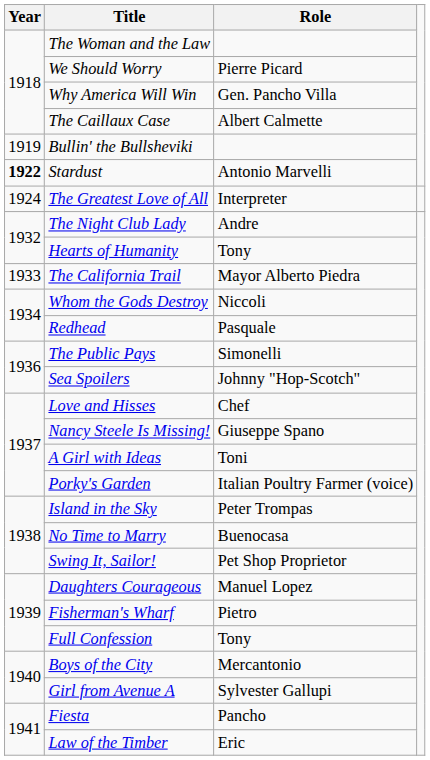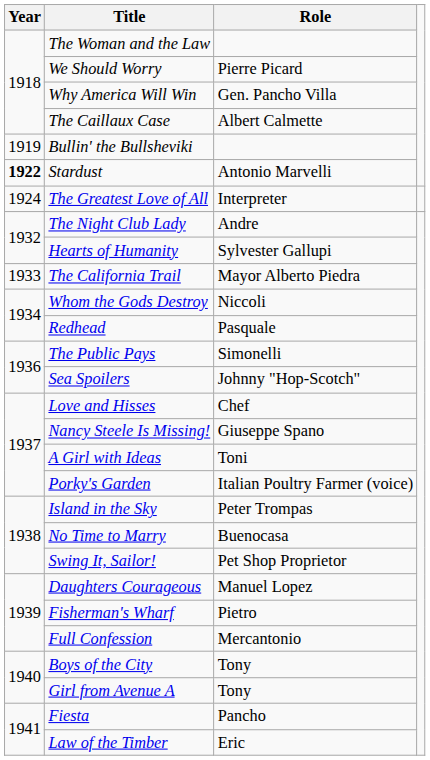(234, 250) Tony -> (275, 250) Sylvester Gallupi
(234, 638) Tony -> (259, 638) Mercantonio
(259, 664) Mercantonio -> (234, 664) Tony
(275, 690) Sylvester Gallupi -> (234, 690) Tony
